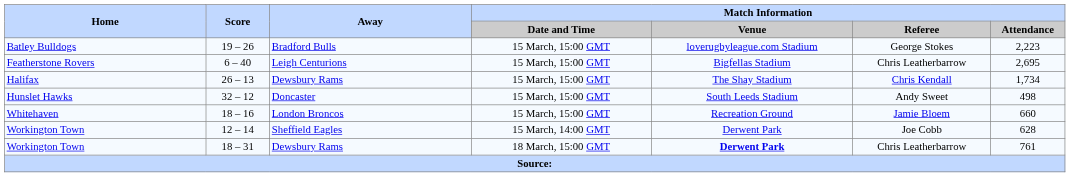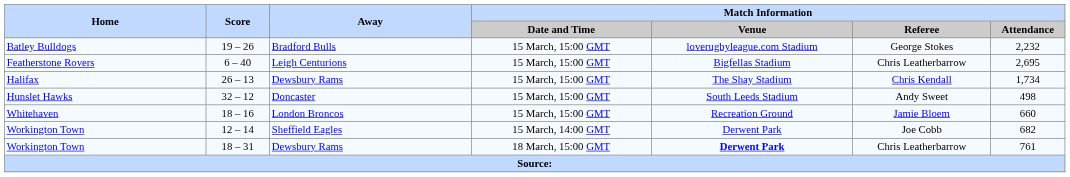(1028, 46) 2,223 -> (1028, 46) 2,232
(1028, 130) 628 -> (1028, 130) 682
